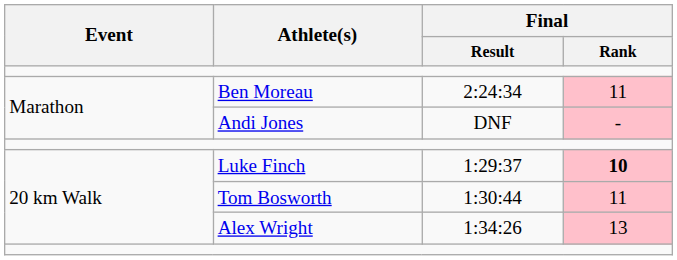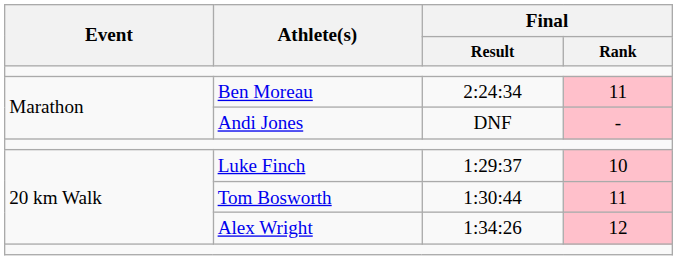(618, 165) bold -> (618, 165) normal
(618, 228) 13 -> (618, 228) 12
